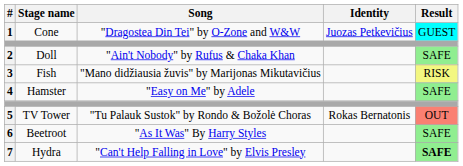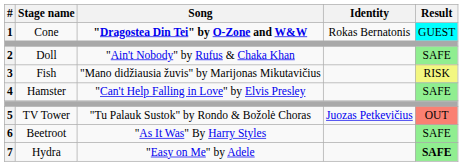(200, 31) normal -> (200, 31) bold
(369, 31) Juozas Petkevičius -> (369, 31) Rokas Bernatonis
(200, 92) "Easy on Me" by Adele -> (200, 92) "Can't Help Falling in Love" by Elvis Presley
(369, 115) Rokas Bernatonis -> (369, 115) Juozas Petkevičius
(200, 152) "Can't Help Falling in Love" by Elvis Presley -> (200, 152) "Easy on Me" by Adele
